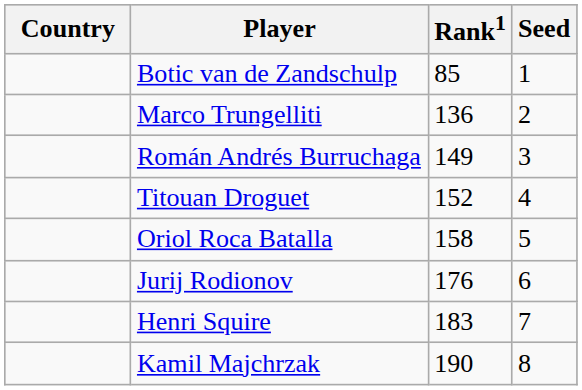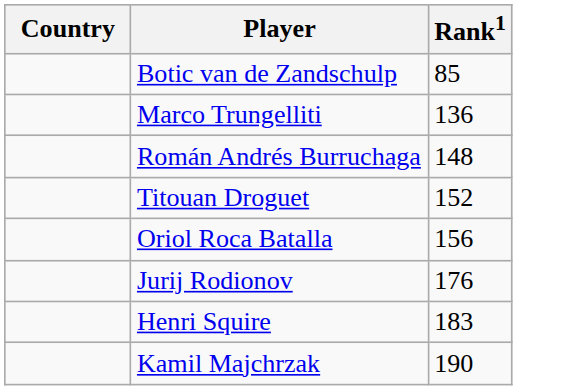- column: (544, 28)
(454, 156) 149 -> (454, 156) 148
(454, 239) 158 -> (454, 239) 156
